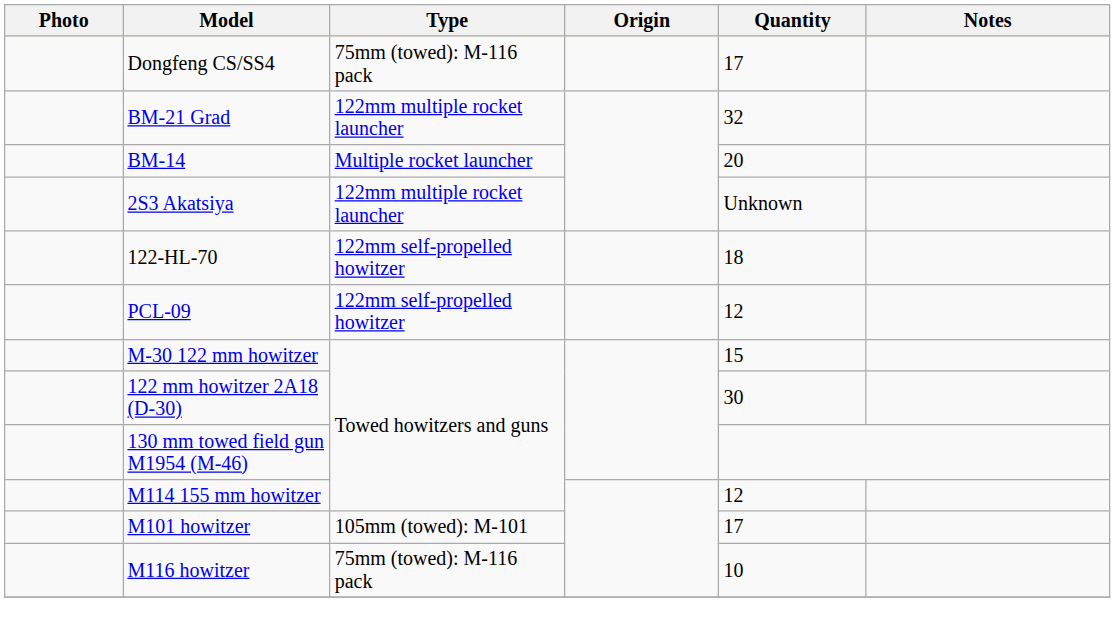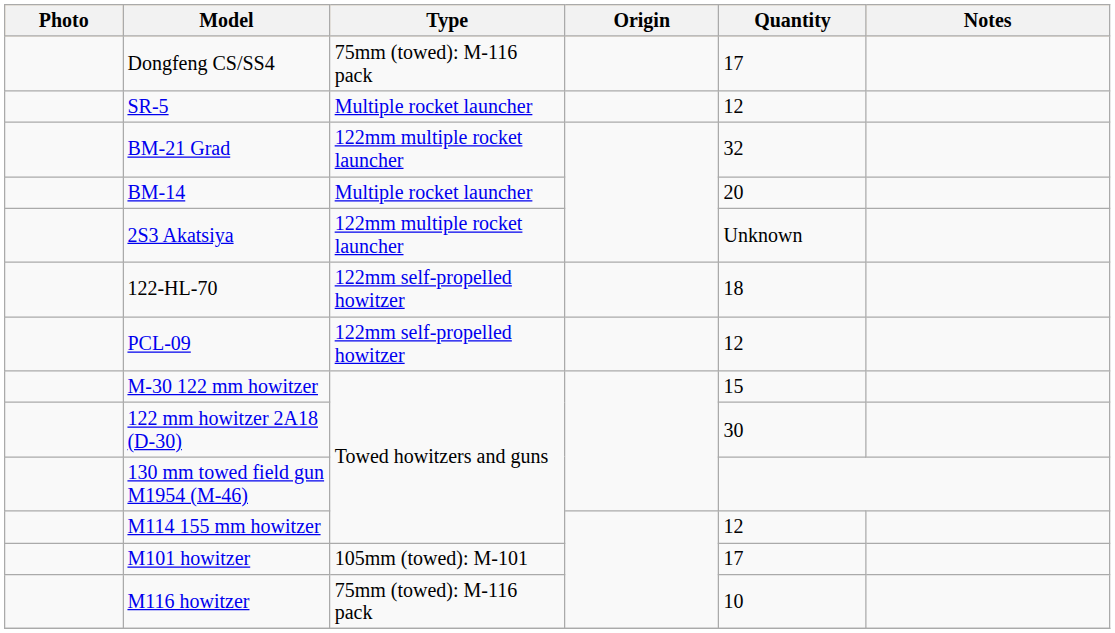+ row: (148, 106)
